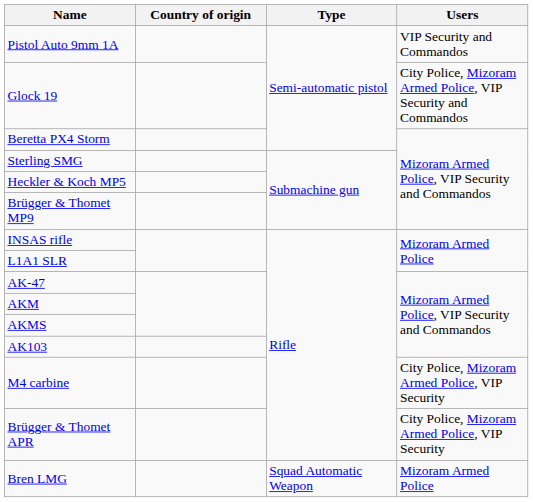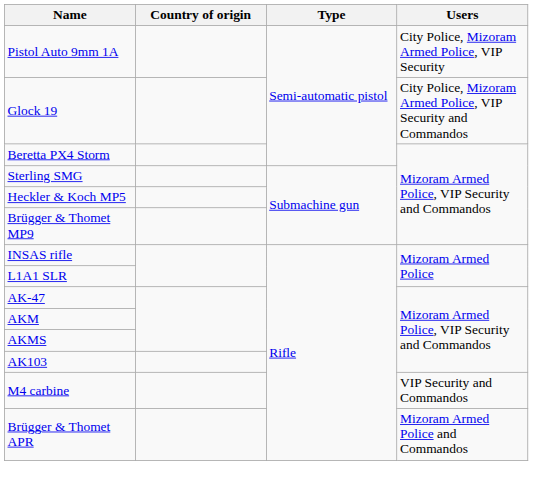(446, 44) VIP Security and Commandos -> (458, 51) City Police, Mizoram Armed Police, VIP Security
(458, 382) City Police, Mizoram Armed Police, VIP Security -> (446, 390) VIP Security and Commandos
(458, 434) City Police, Mizoram Armed Police, VIP Security -> (445, 434) Mizoram Armed Police and Commandos
- row: (37, 478)
